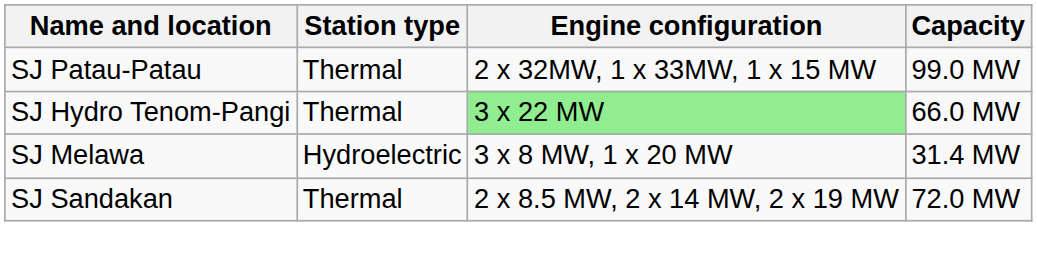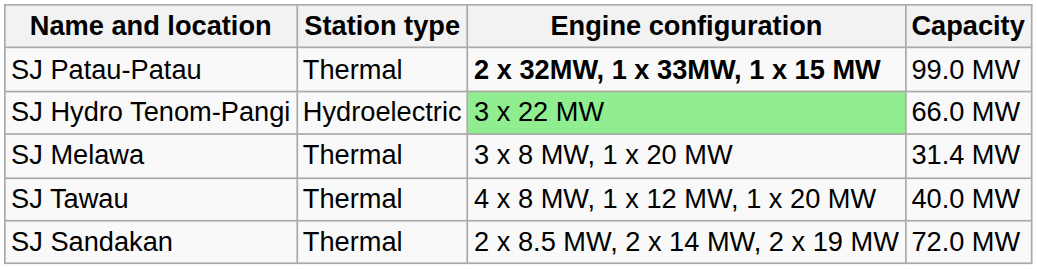(675, 69) normal -> (677, 69) bold
(353, 112) Thermal -> (382, 112) Hydroelectric
(382, 155) Hydroelectric -> (353, 155) Thermal
+ row: (70, 198)
